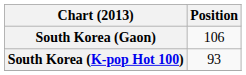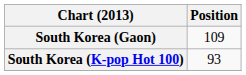(214, 37) 106 -> (214, 37) 109
